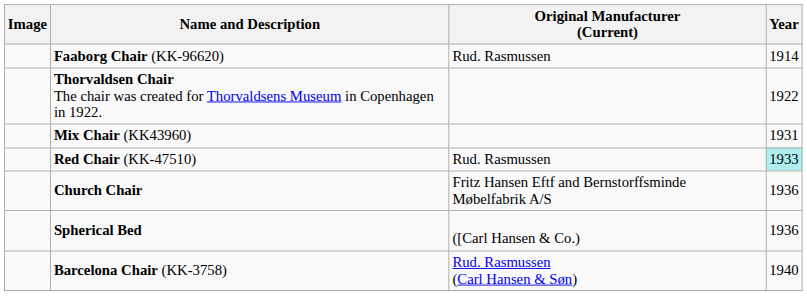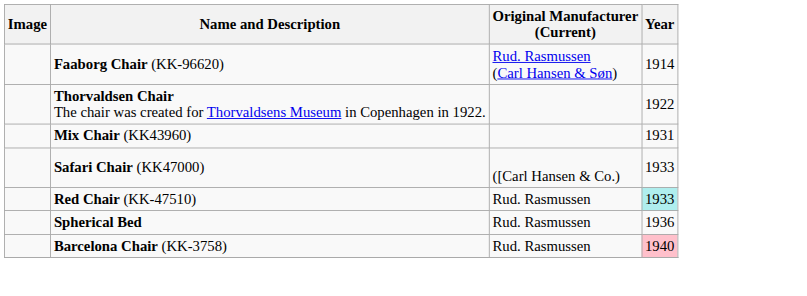(502, 56) Rud. Rasmussen -> (555, 64) Rud. Rasmussen (Carl Hansen & Søn)
+ row: (129, 167)
- row: (98, 190)
(516, 239) ([Carl Hansen & Co.) -> (542, 222) Rud. Rasmussen
(515, 270) Rud. Rasmussen (Carl Hansen & Søn) -> (542, 245) Rud. Rasmussen
(784, 270) no background -> (660, 245) pink background
